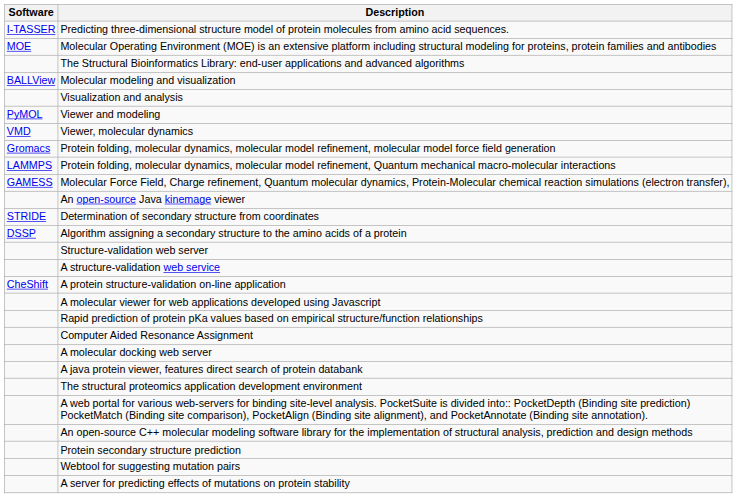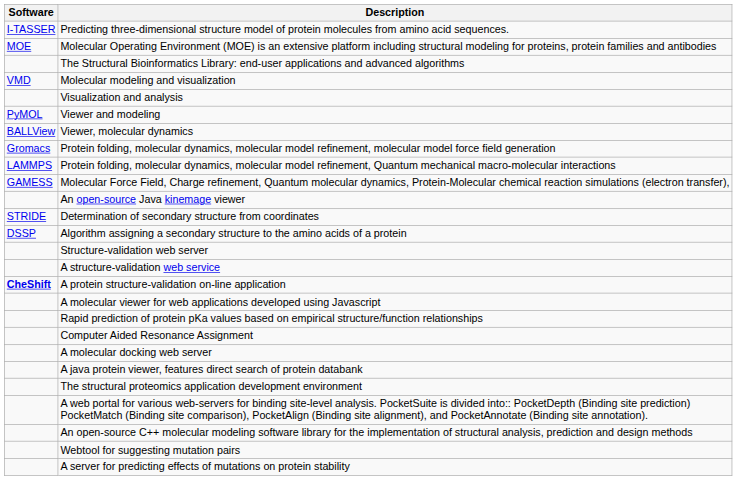(31, 81) BALLView -> (19, 81) VMD
(19, 132) VMD -> (31, 132) BALLView
(27, 285) normal -> (29, 285) bold
- row: (151, 450)
